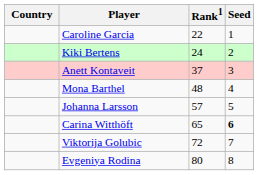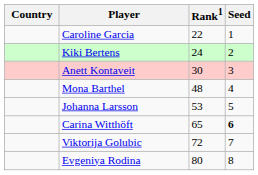(197, 70) 37 -> (197, 70) 30
(197, 106) 57 -> (197, 106) 53
